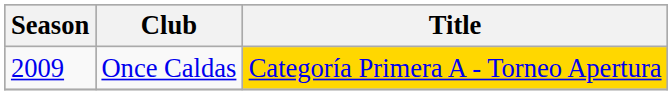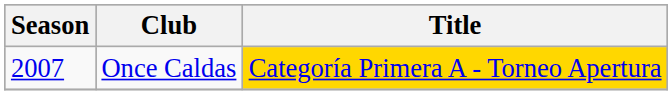(38, 67) 2009 -> (38, 67) 2007
